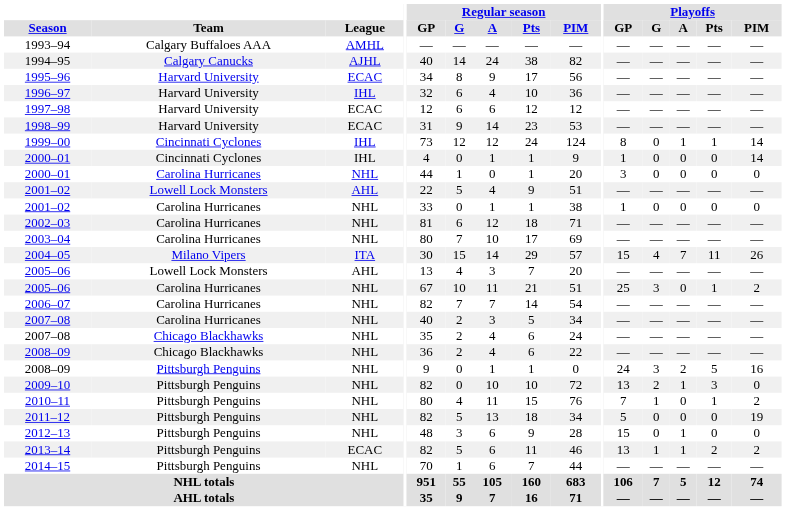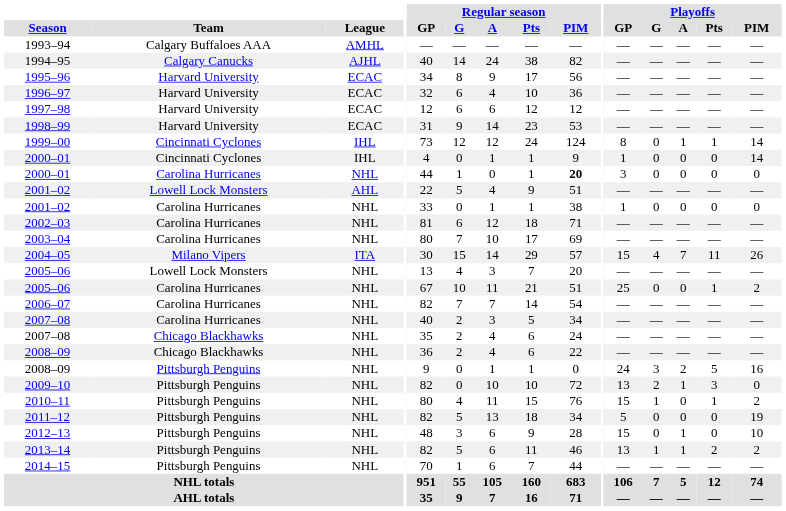(365, 93) IHL -> (365, 93) ECAC
(576, 174) normal -> (576, 174) bold
(365, 271) AHL -> (365, 271) NHL
(656, 287) 3 -> (656, 287) 0
(623, 400) 7 -> (623, 400) 15
(757, 433) 0 -> (757, 433) 10
(365, 449) ECAC -> (365, 449) NHL
